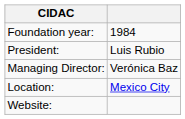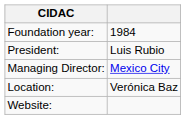(144, 68) Verónica Baz -> (140, 68) Mexico City
(140, 87) Mexico City -> (144, 87) Verónica Baz
